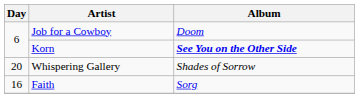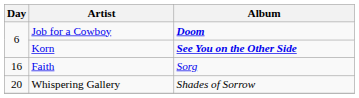(190, 31) normal -> (191, 31) bold
rows swapped: (43, 84) <-> (76, 66)
